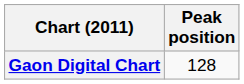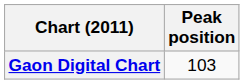(202, 65) 128 -> (202, 65) 103
